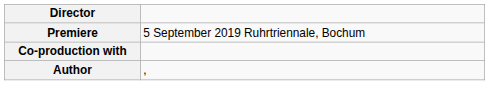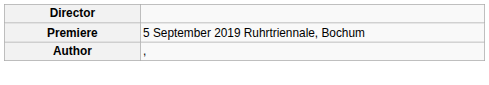- row: (72, 51)
